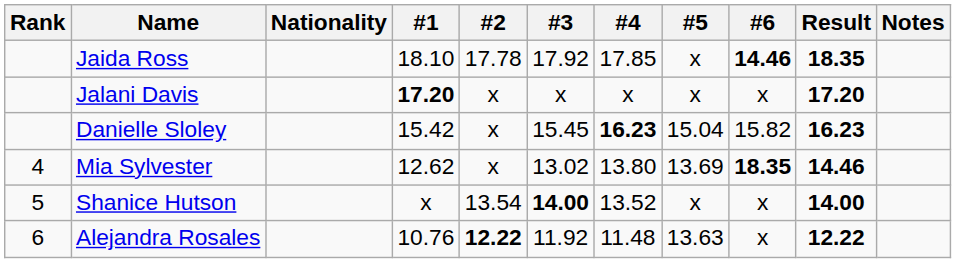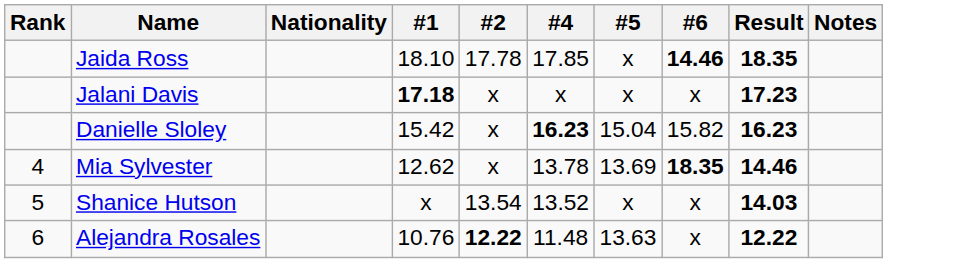- column: (561, 22)
(426, 94) 17.20 -> (426, 94) 17.18
(836, 94) 17.20 -> (769, 94) 17.23
(628, 166) 13.80 -> (561, 166) 13.78
(836, 202) 14.00 -> (769, 202) 14.03
